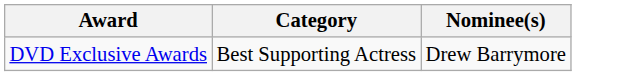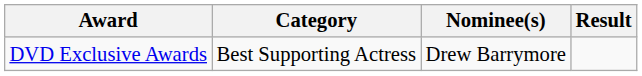+ column: (604, 20)
